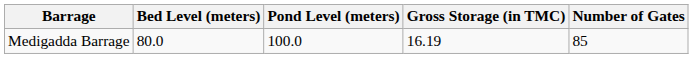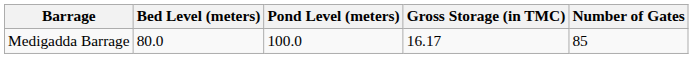(424, 41) 16.19 -> (424, 41) 16.17
